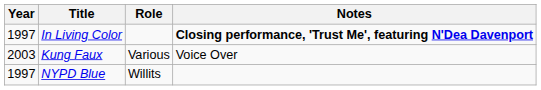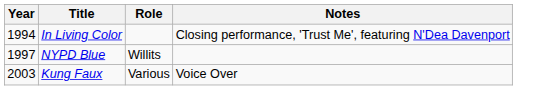(21, 34) 1997 -> (21, 34) 1994
(354, 34) bold -> (343, 34) normal
rows swapped: (73, 74) <-> (72, 54)
